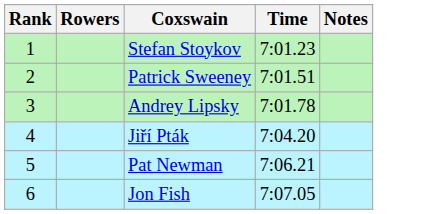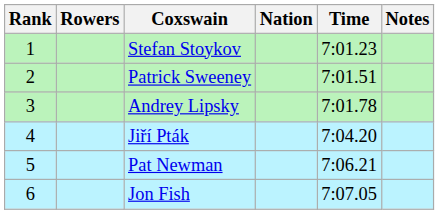+ column: (286, 19)
